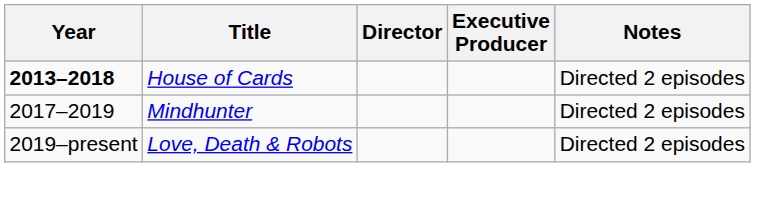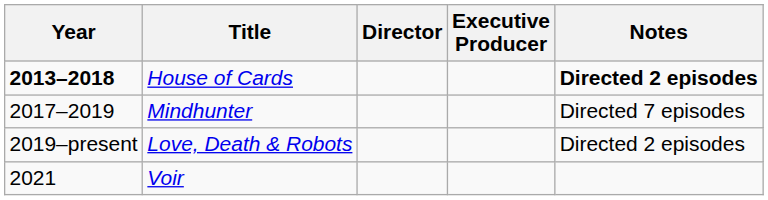(652, 77) normal -> (659, 77) bold
(652, 111) Directed 2 episodes -> (652, 111) Directed 7 episodes
+ row: (166, 177)
